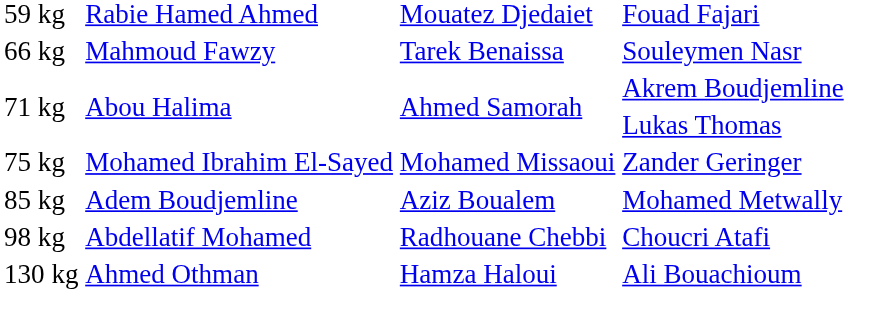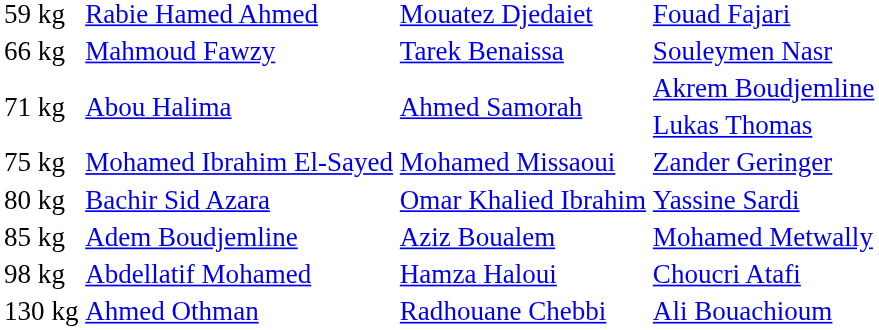+ row: (726, 199)
(503, 237) Radhouane Chebbi -> (478, 274) Hamza Haloui
(478, 274) Hamza Haloui -> (503, 311) Radhouane Chebbi
